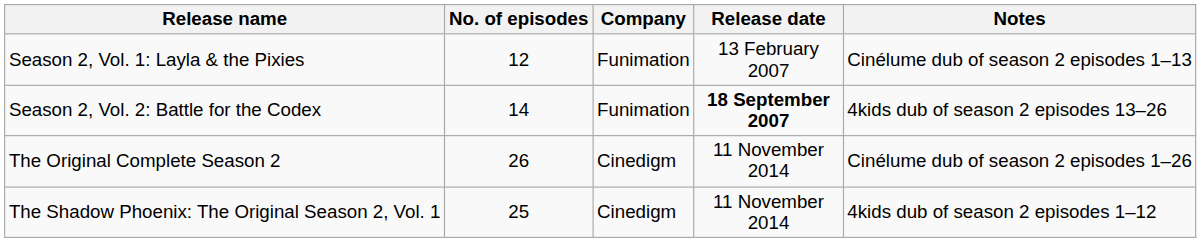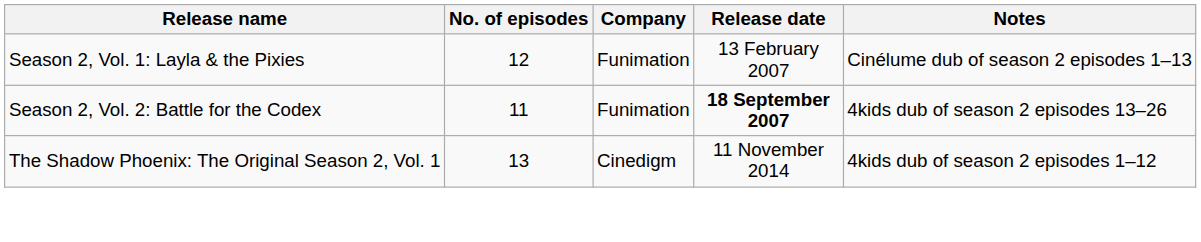(519, 110) 14 -> (519, 110) 11
- row: (145, 161)
(519, 211) 25 -> (519, 161) 13
